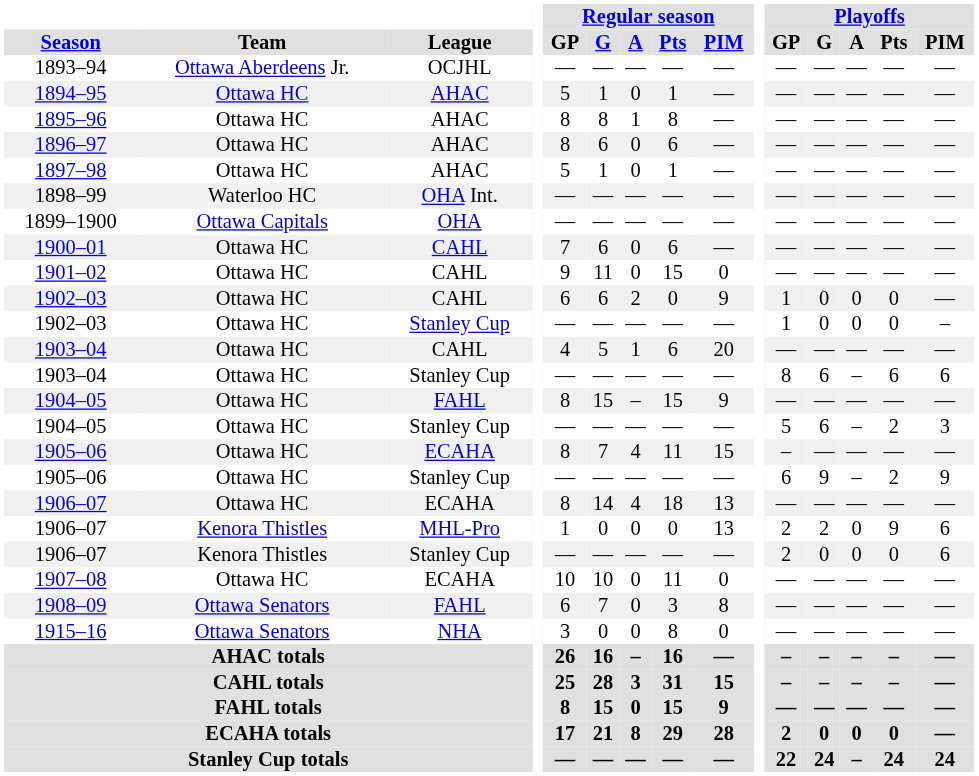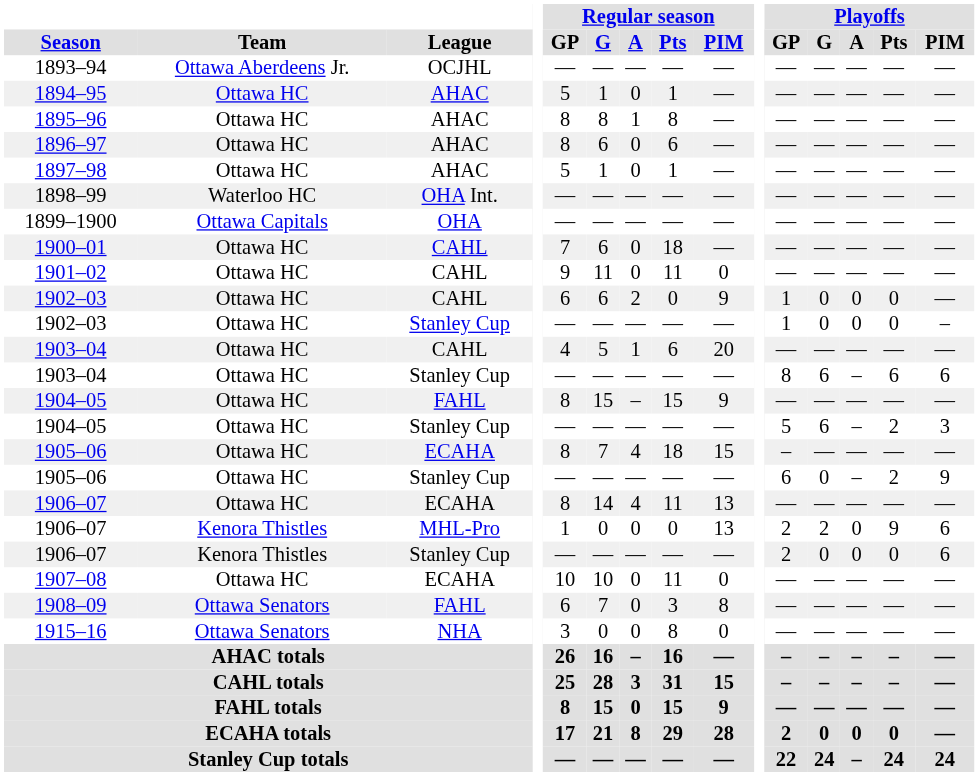(673, 247) 6 -> (673, 247) 18
(673, 272) 15 -> (673, 272) 11
(673, 451) 11 -> (673, 451) 18
(824, 477) 9 -> (824, 477) 0
(673, 503) 18 -> (673, 503) 11
